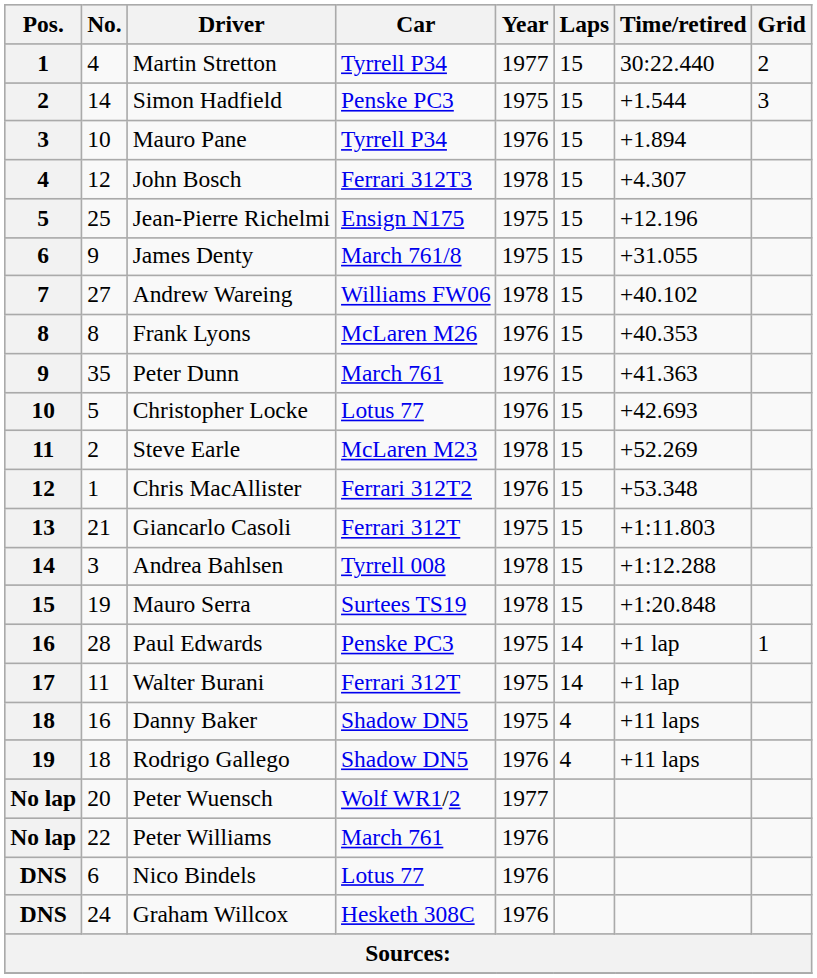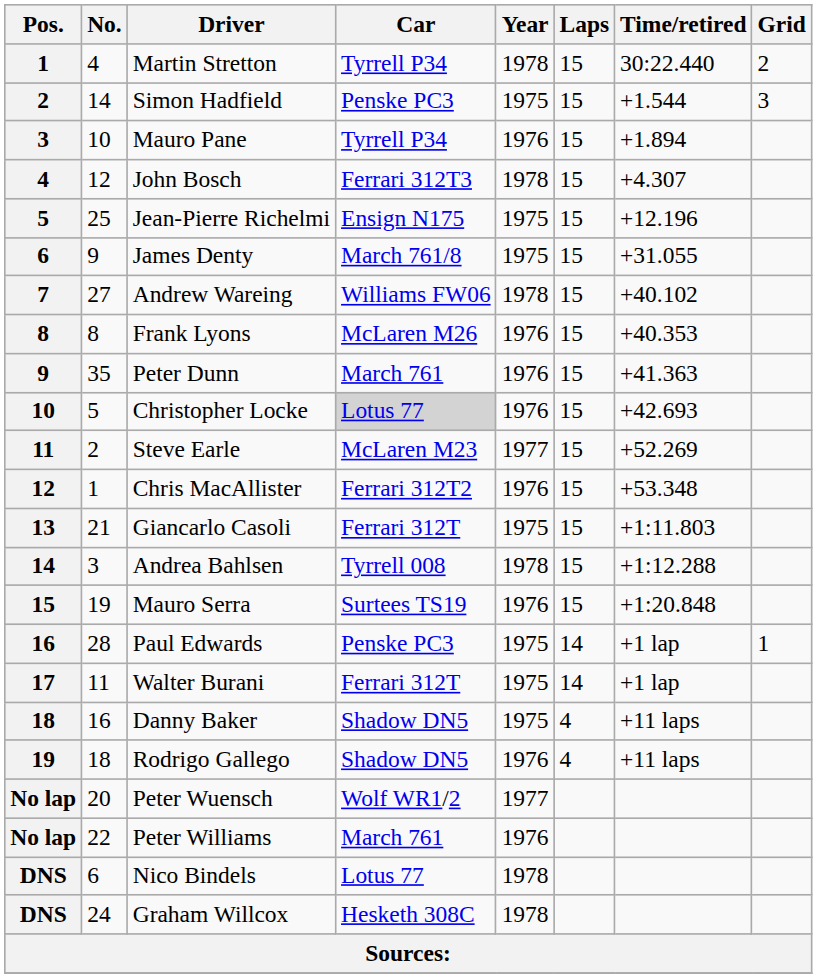(525, 62) 1977 -> (525, 62) 1978
(382, 411) no background -> (382, 411) lightgrey background
(525, 450) 1978 -> (525, 450) 1977
(525, 604) 1978 -> (525, 604) 1976
(525, 875) 1976 -> (525, 875) 1978
(525, 914) 1976 -> (525, 914) 1978
